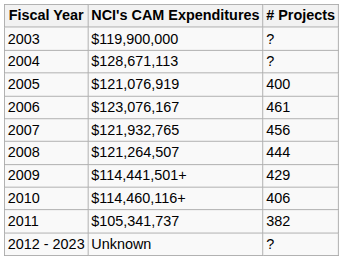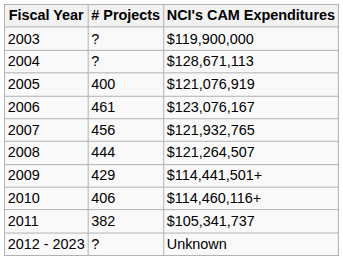columns swapped: (175, 15) <-> (301, 15)
